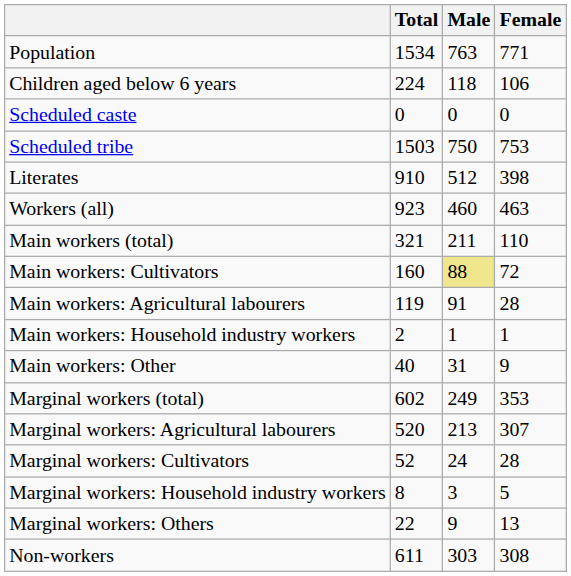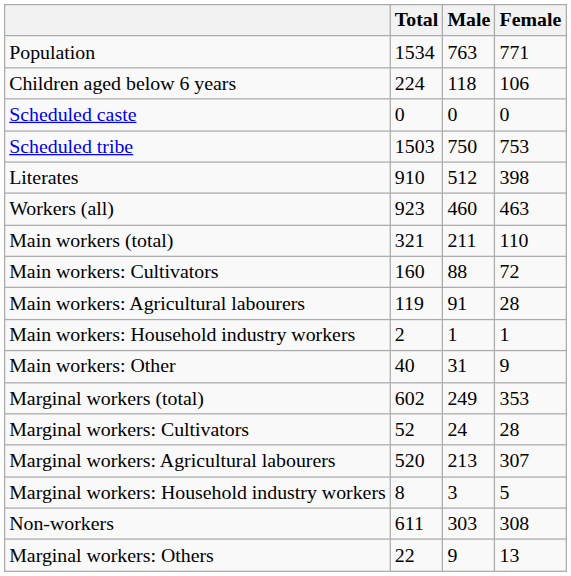(457, 271) khaki background -> (457, 271) no background
rows swapped: (129, 460) <-> (172, 429)
rows swapped: (111, 523) <-> (62, 555)
